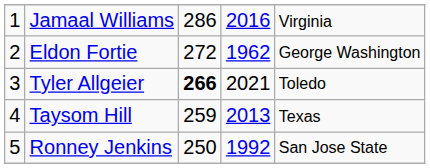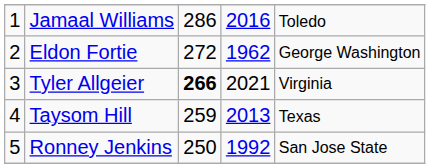(305, 20) Virginia -> (302, 20) Toledo
(302, 84) Toledo -> (305, 84) Virginia
